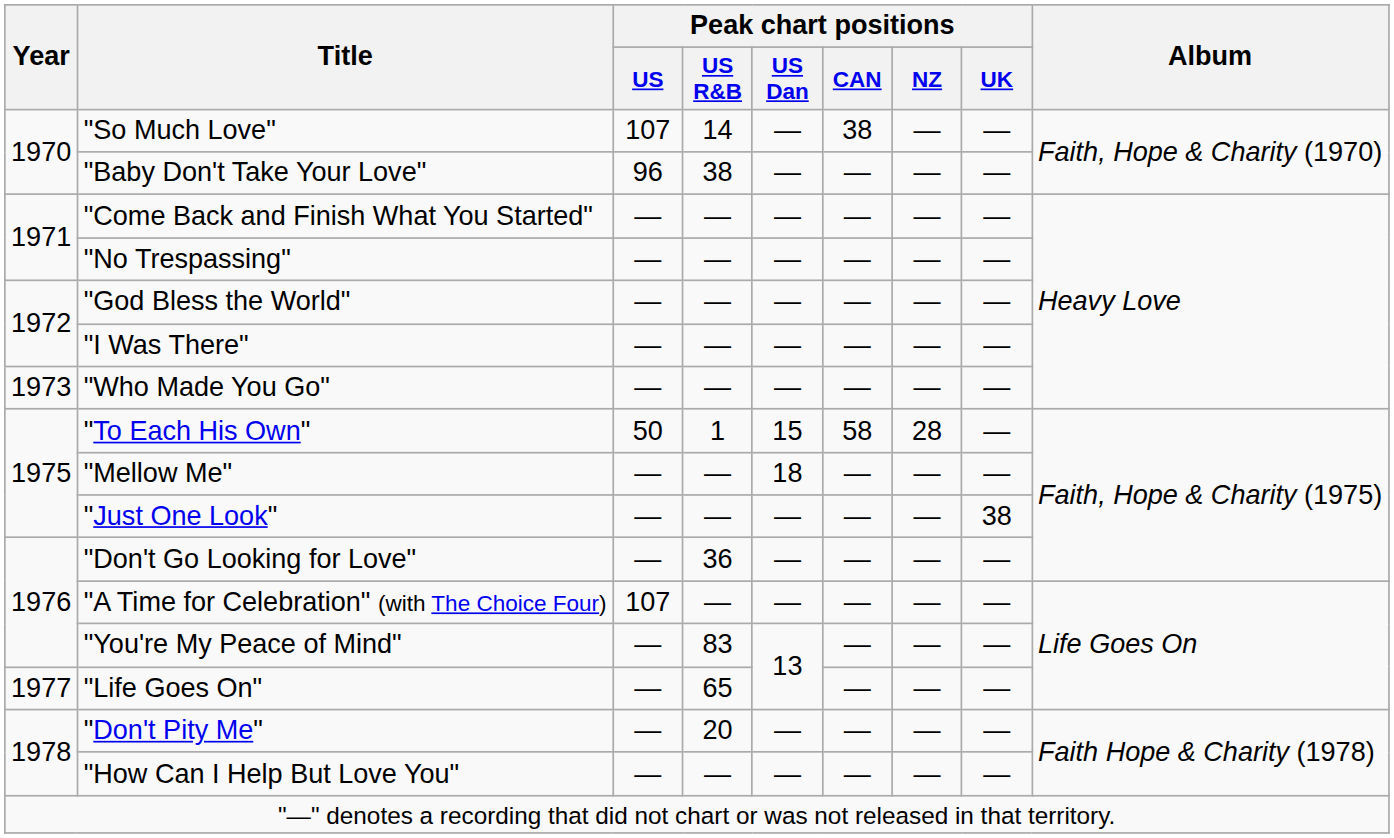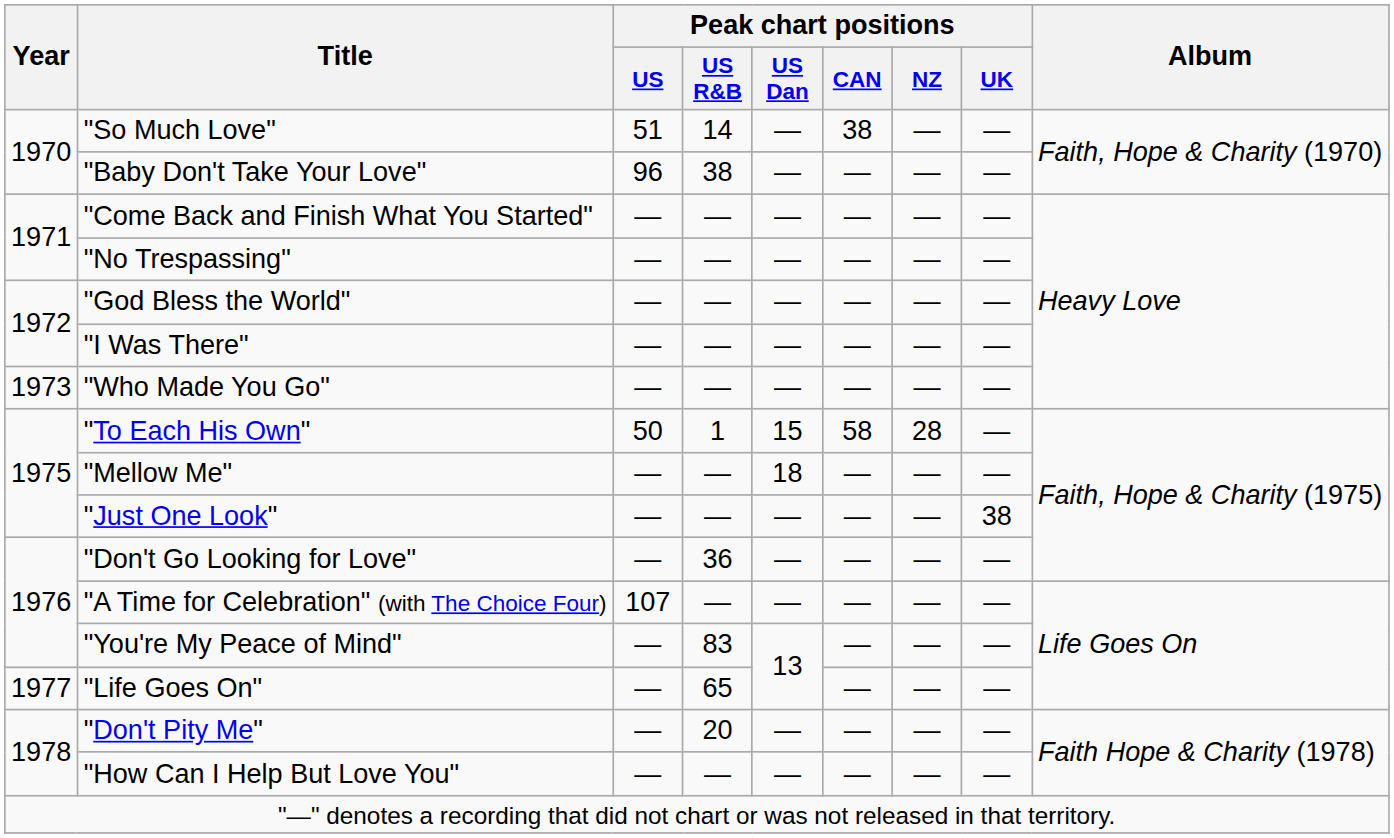(648, 130) 107 -> (648, 130) 51
